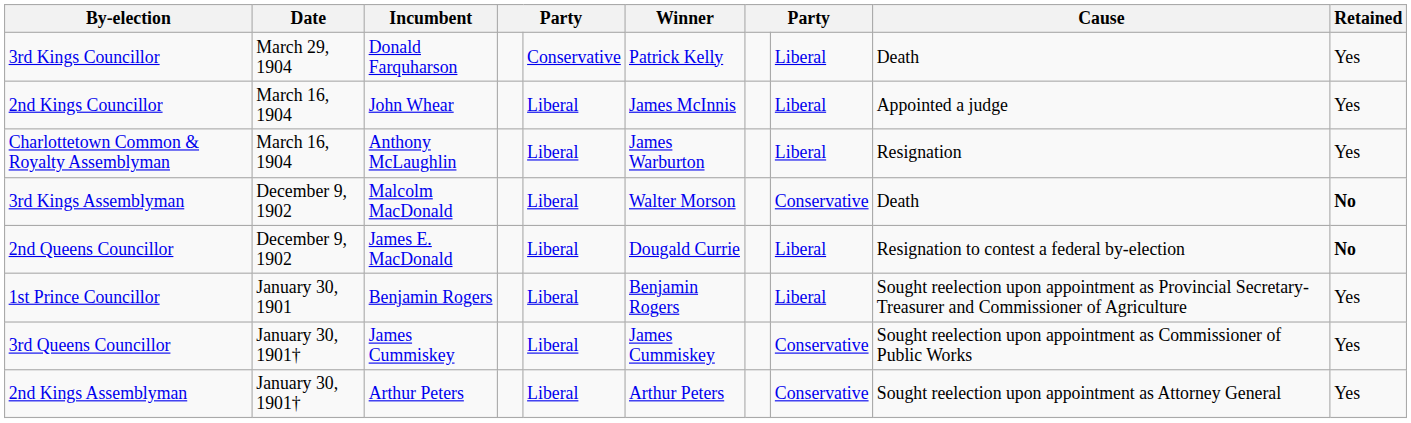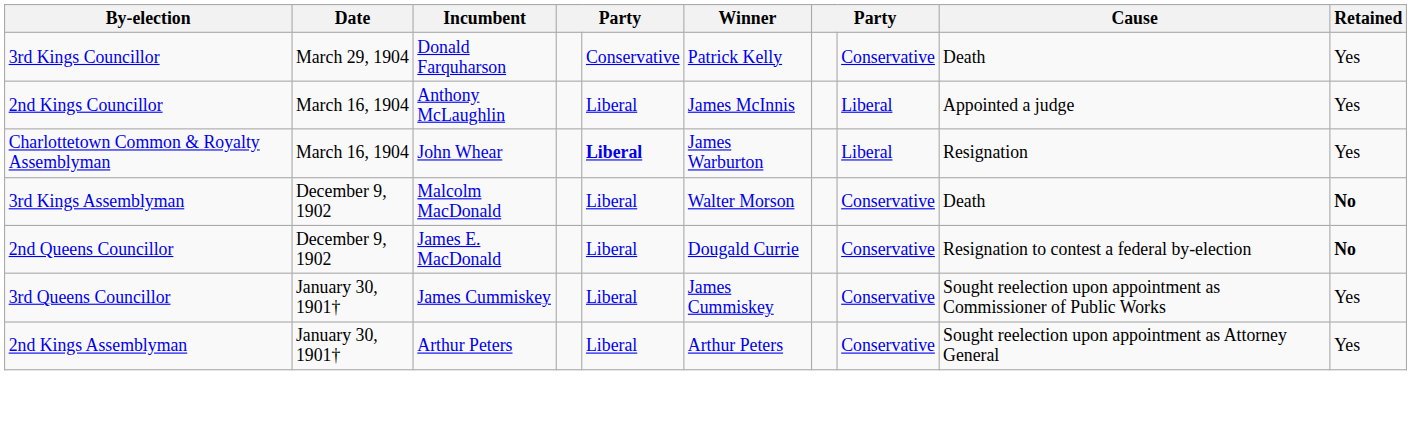(801, 56) Liberal -> (888, 56) Conservative
(411, 104) John Whear -> (461, 104) Anthony McLaughlin
(413, 153) Anthony McLaughlin -> (460, 153) John Whear
(553, 153) normal -> (614, 153) bold
(801, 249) Liberal -> (888, 249) Conservative
- row: (84, 297)
